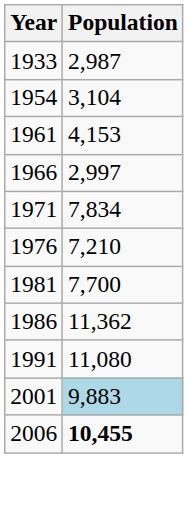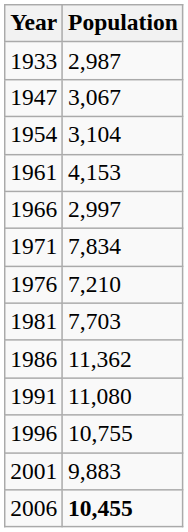+ row: (34, 97)
(94, 284) 7,700 -> (94, 321) 7,703
+ row: (34, 433)
(94, 396) lightblue background -> (94, 470) no background
